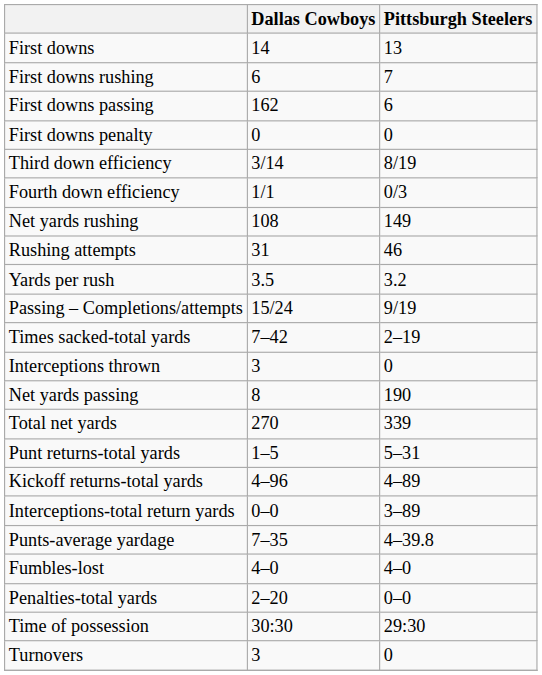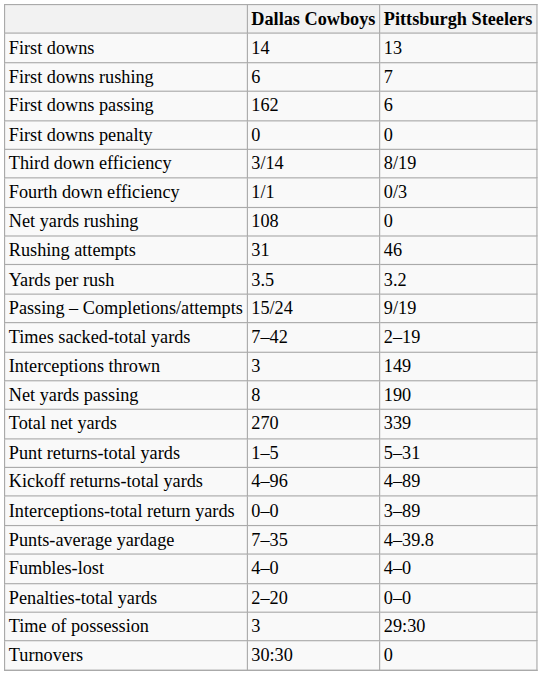(398, 221) 149 -> (388, 221) 0
(388, 366) 0 -> (398, 366) 149
(272, 626) 30:30 -> (256, 626) 3
(256, 655) 3 -> (272, 655) 30:30
